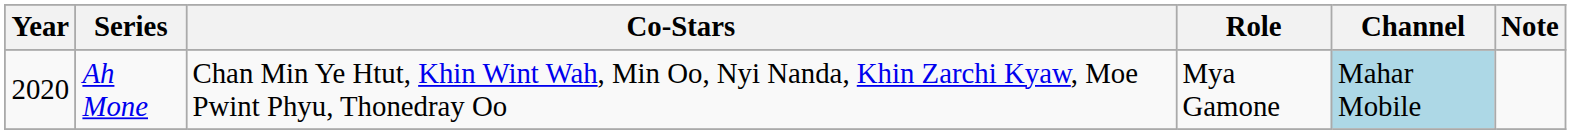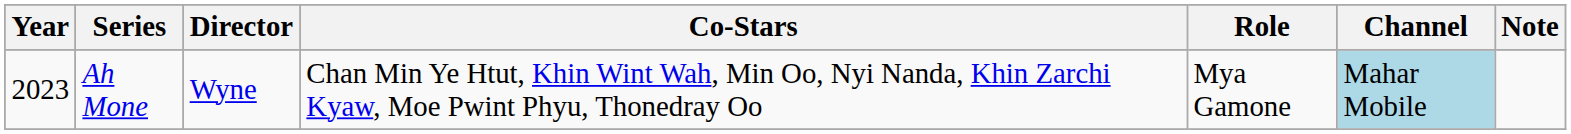+ column: (241, 27)
(40, 89) 2020 -> (40, 89) 2023
